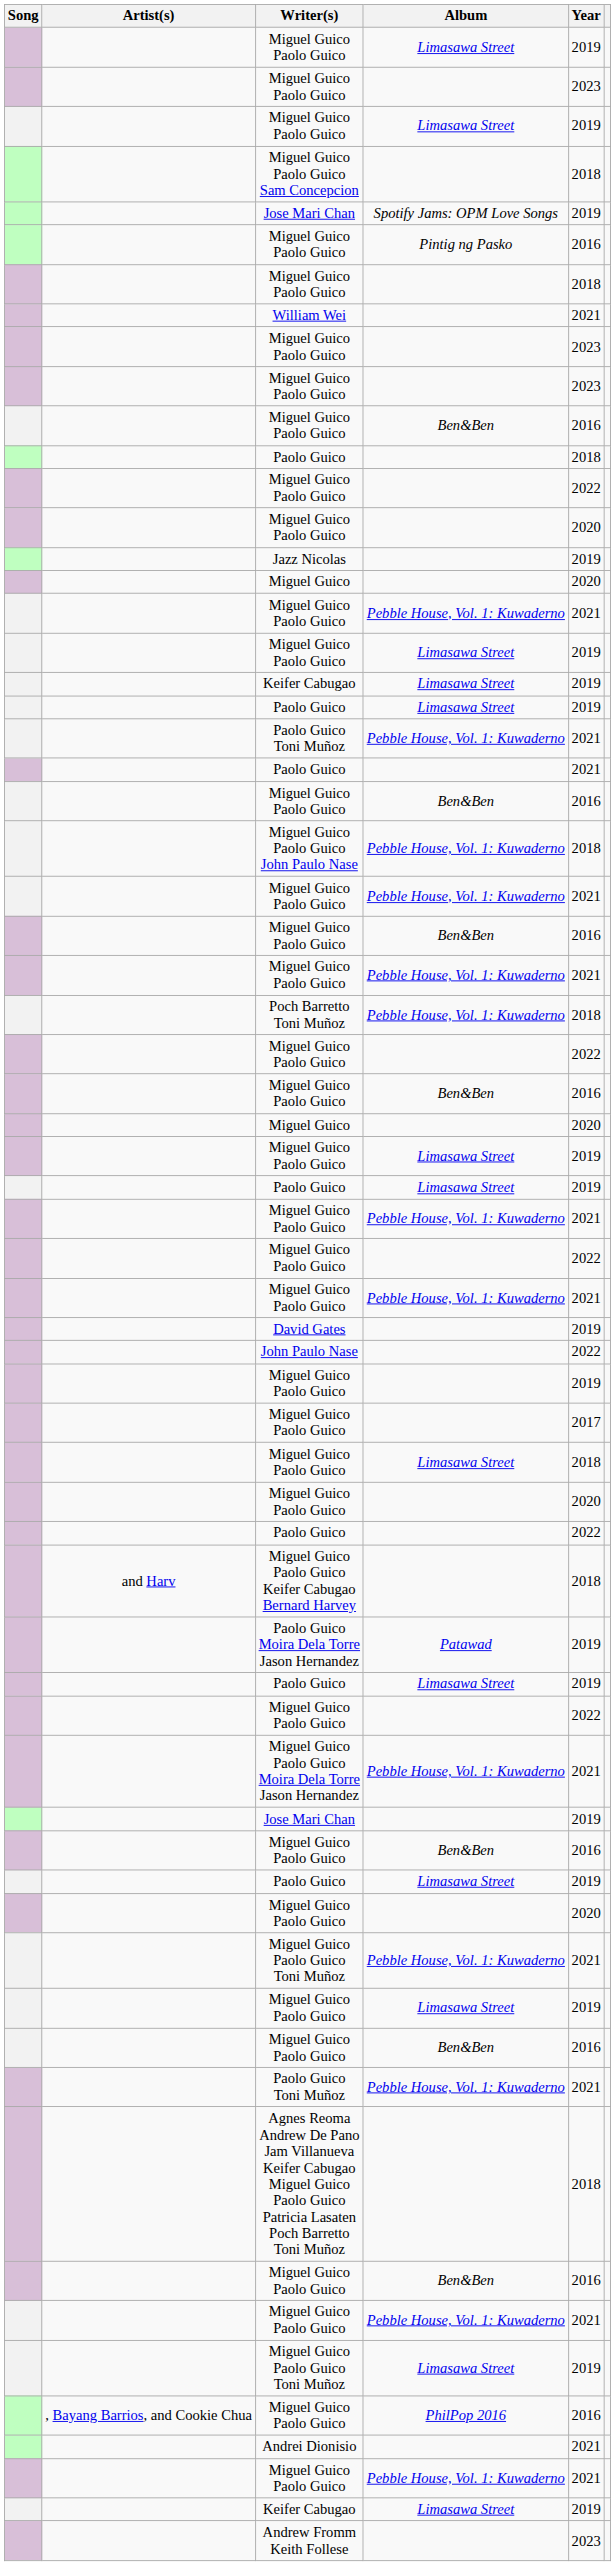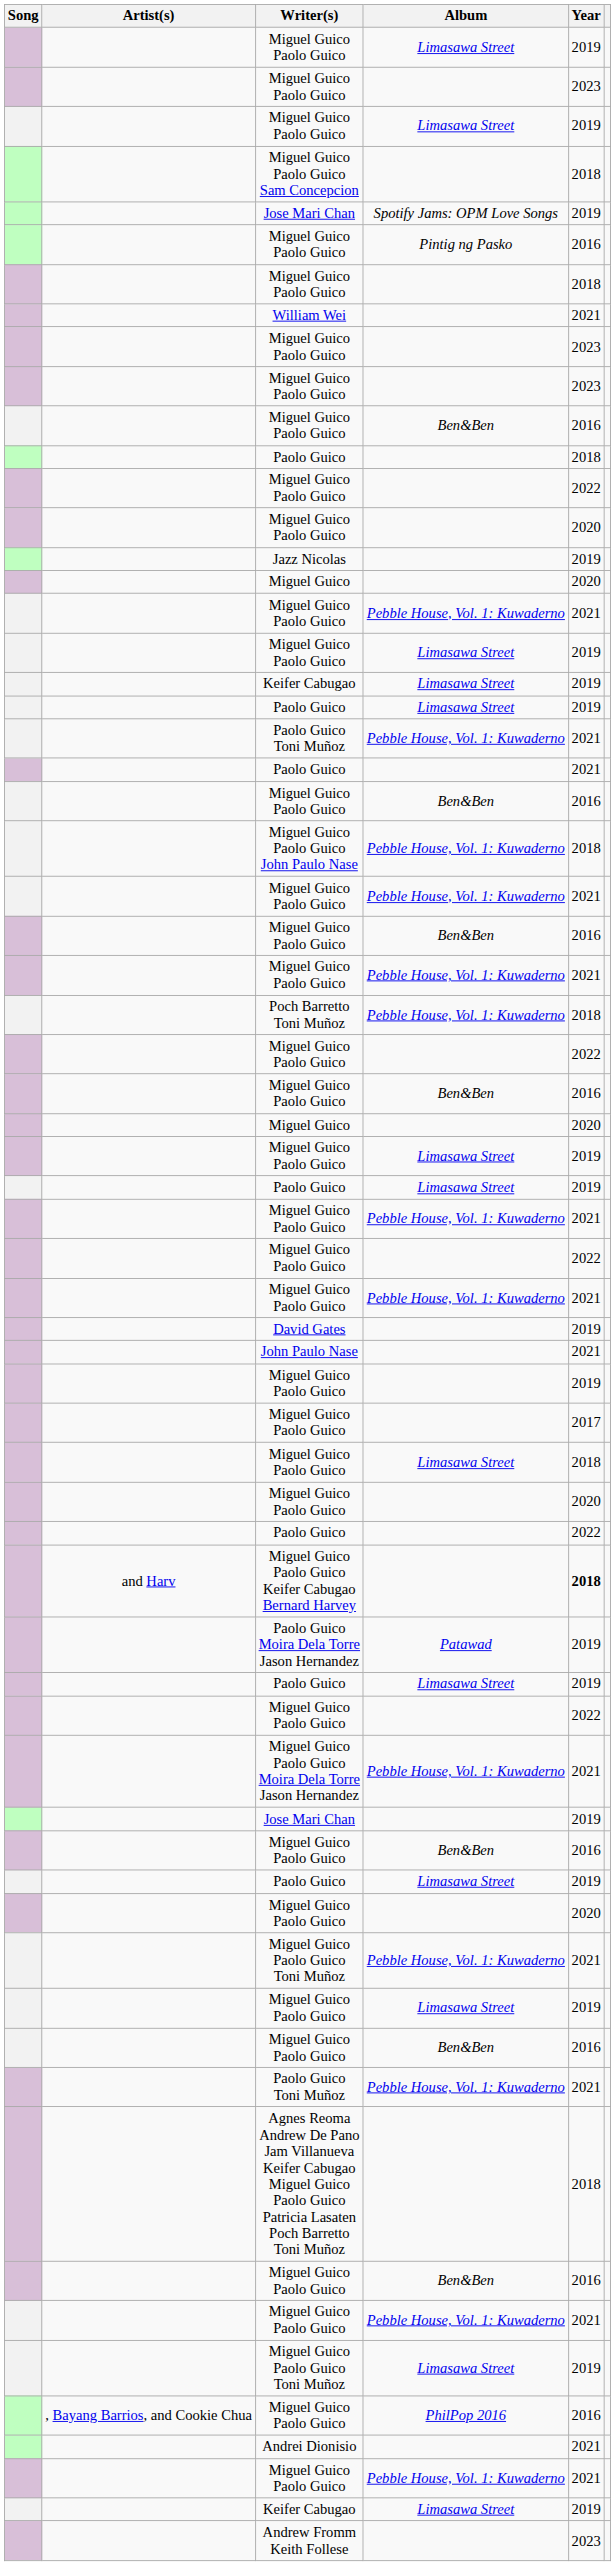(586, 1352) 2022 -> (586, 1352) 2021
(586, 1580) normal -> (586, 1580) bold
